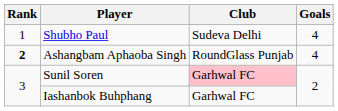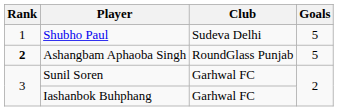(315, 34) 4 -> (315, 34) 5
(315, 55) 4 -> (315, 55) 5
(223, 75) pink background -> (223, 75) no background
